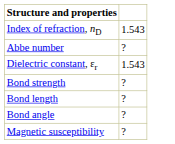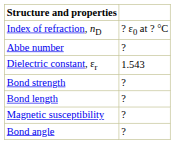(133, 30) 1.543 -> (145, 30) ? ε0 at ? °C
rows swapped: (31, 115) <-> (55, 131)
